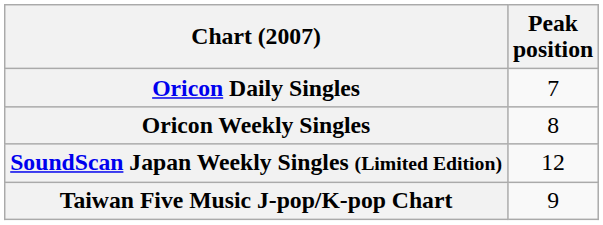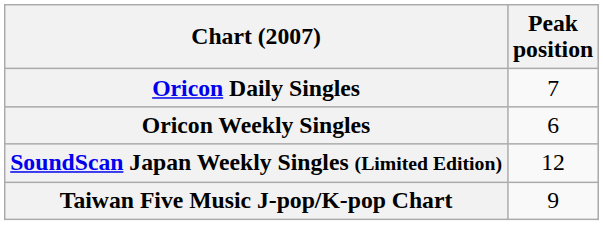(553, 125) 8 -> (553, 125) 6
